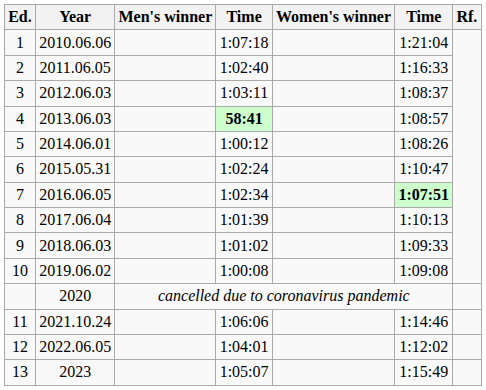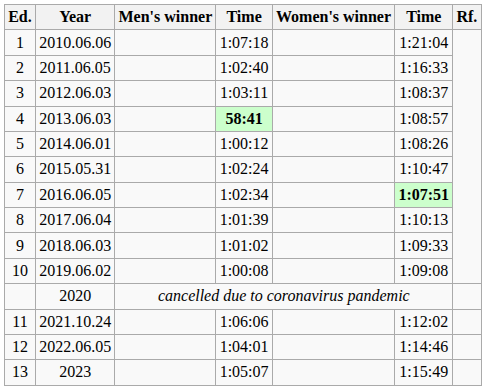(424, 321) 1:14:46 -> (424, 321) 1:12:02
(424, 347) 1:12:02 -> (424, 347) 1:14:46
